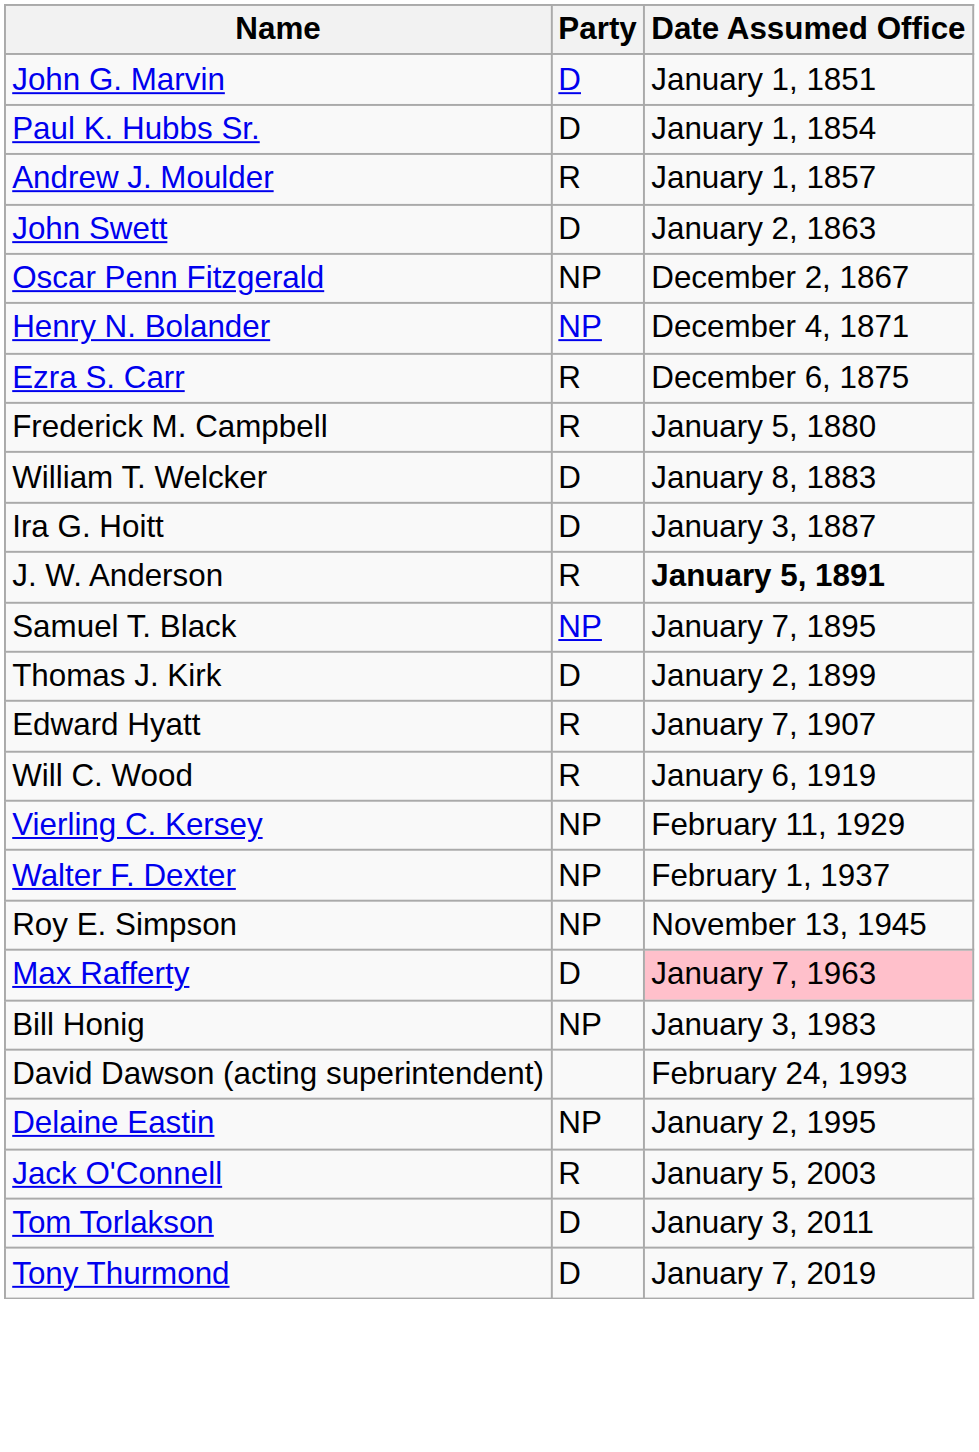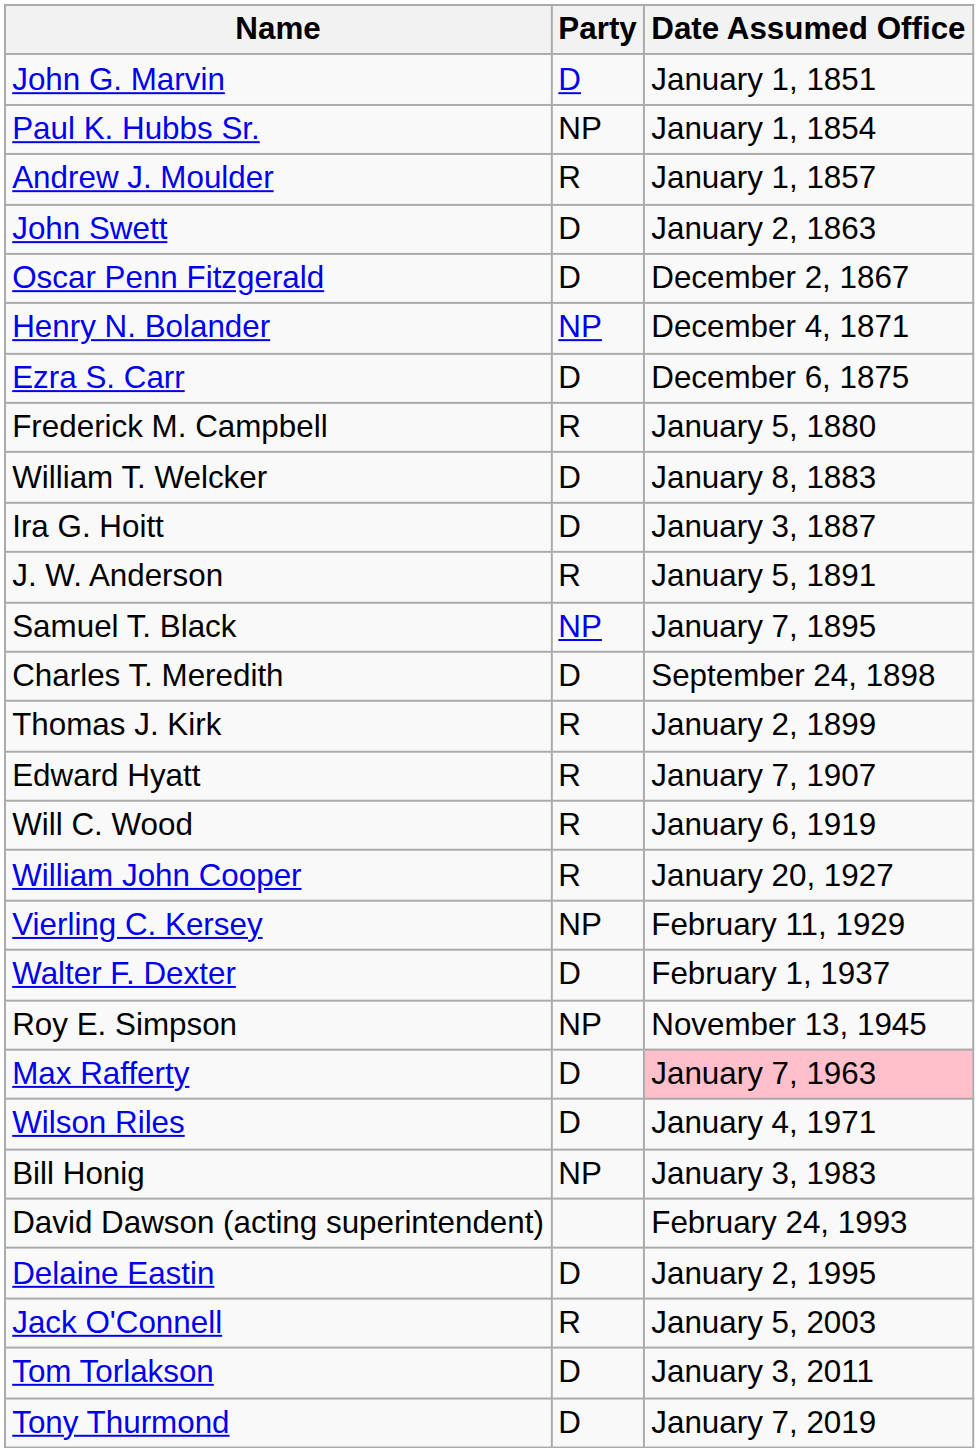(570, 128) D -> (580, 128) NP
(580, 278) NP -> (570, 278) D
(570, 377) R -> (570, 377) D
(768, 576) bold -> (764, 576) normal
+ row: (148, 675)
(570, 675) D -> (570, 725) R
+ row: (157, 874)
(580, 874) NP -> (570, 974) D
+ row: (98, 1123)
(580, 1123) NP -> (570, 1272) D
